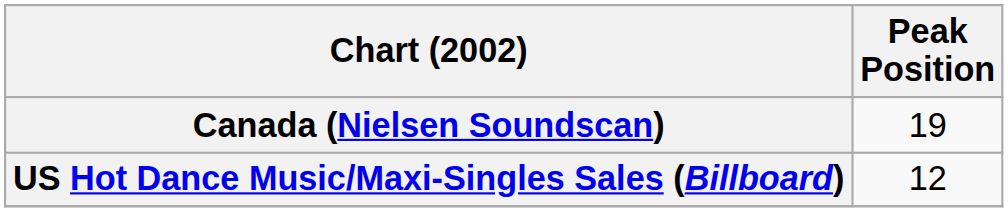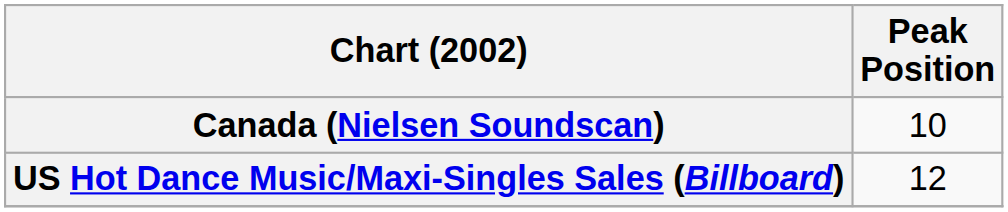(928, 124) 19 -> (928, 124) 10
